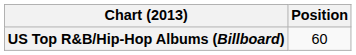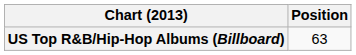(320, 38) 60 -> (320, 38) 63
